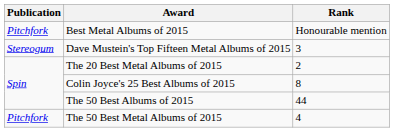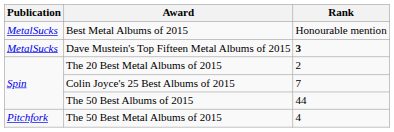(27, 30) Pitchfork -> (32, 30) MetalSucks
(30, 48) Stereogum -> (32, 48) MetalSucks
(298, 48) normal -> (298, 48) bold
(298, 83) 8 -> (298, 83) 7
